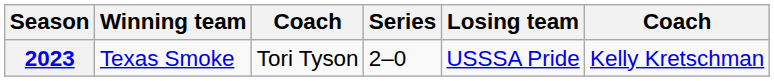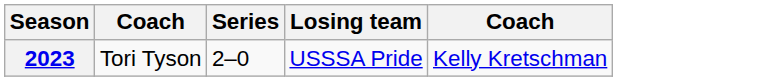- column: (173, 22)
